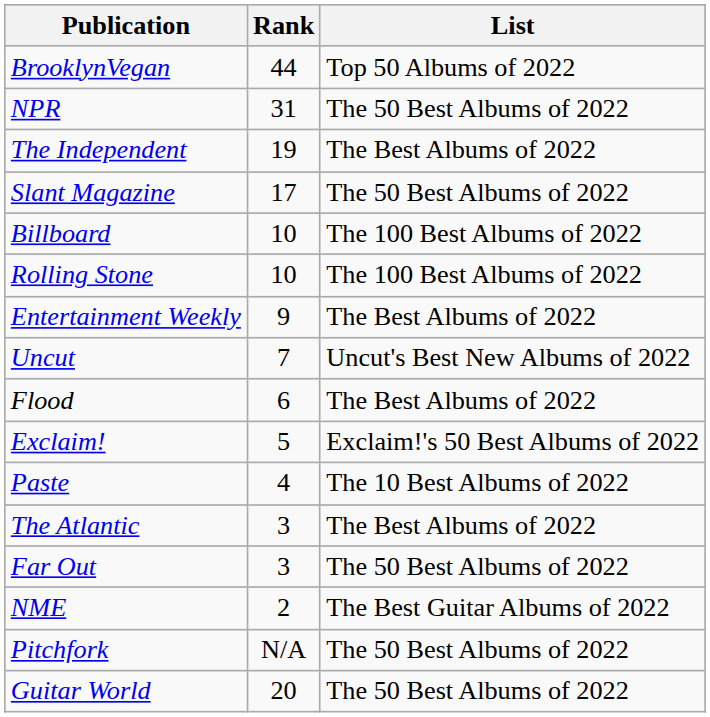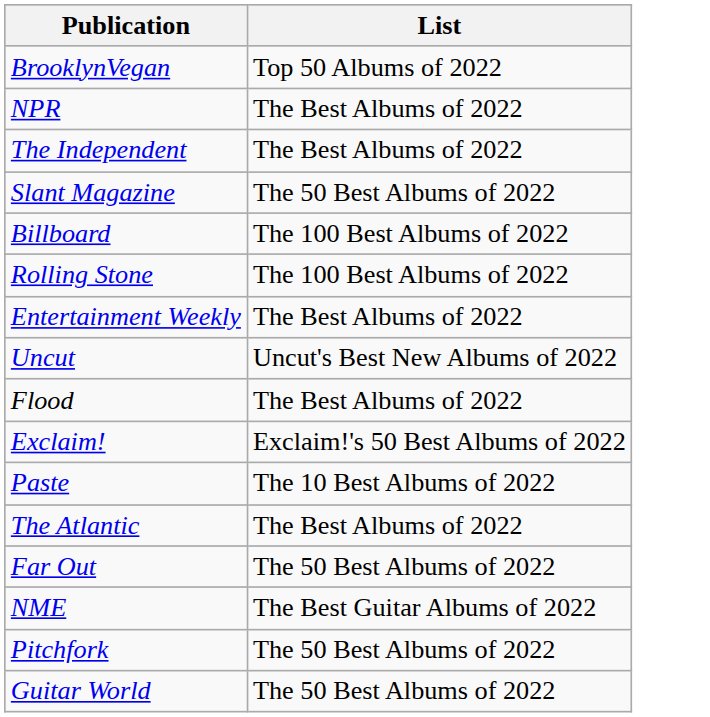- column: (284, 25)
(478, 108) The 50 Best Albums of 2022 -> (388, 108) The Best Albums of 2022
